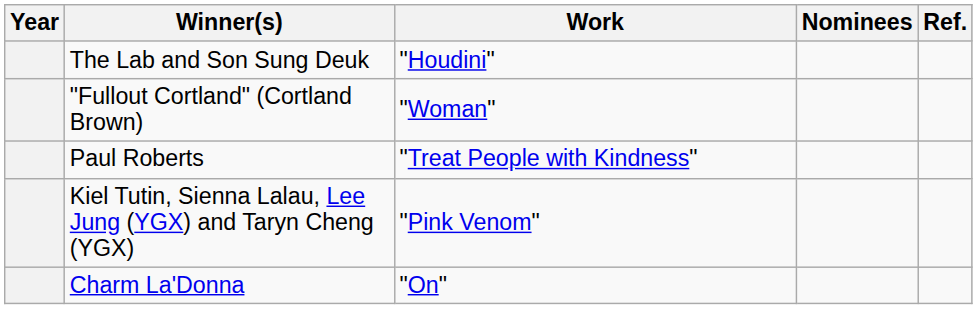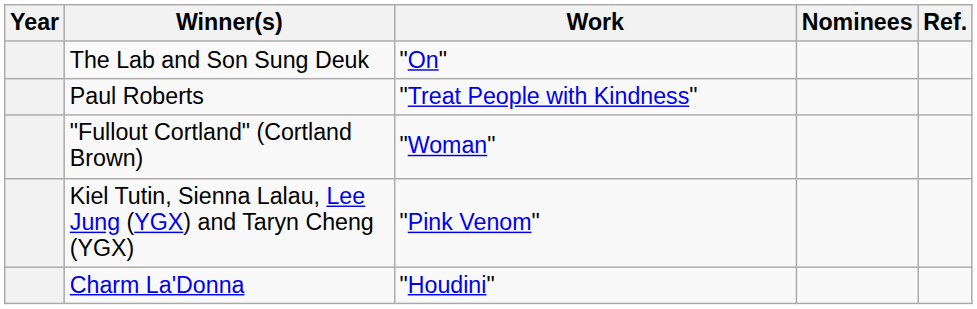(447, 59) "Houdini" -> (423, 59) "On"
rows swapped: (137, 159) <-> (211, 109)
(423, 285) "On" -> (447, 285) "Houdini"
